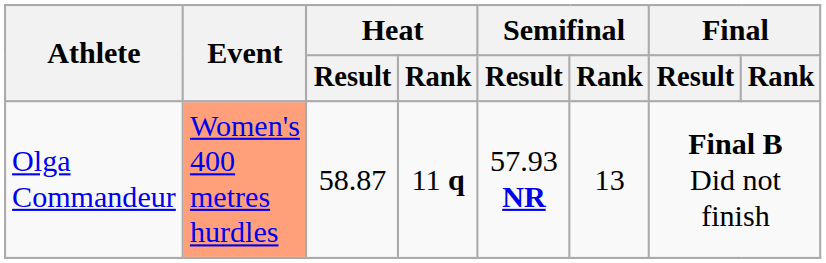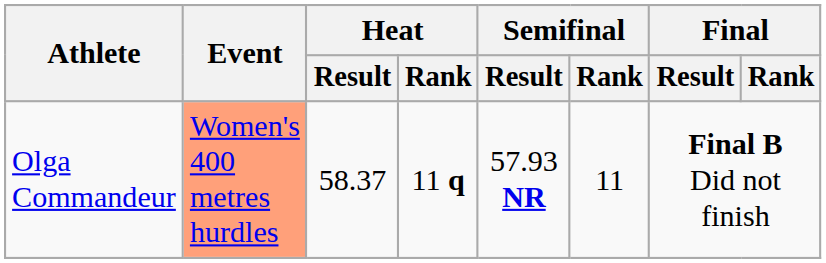(353, 179) 58.87 -> (353, 179) 58.37
(610, 179) 13 -> (610, 179) 11
